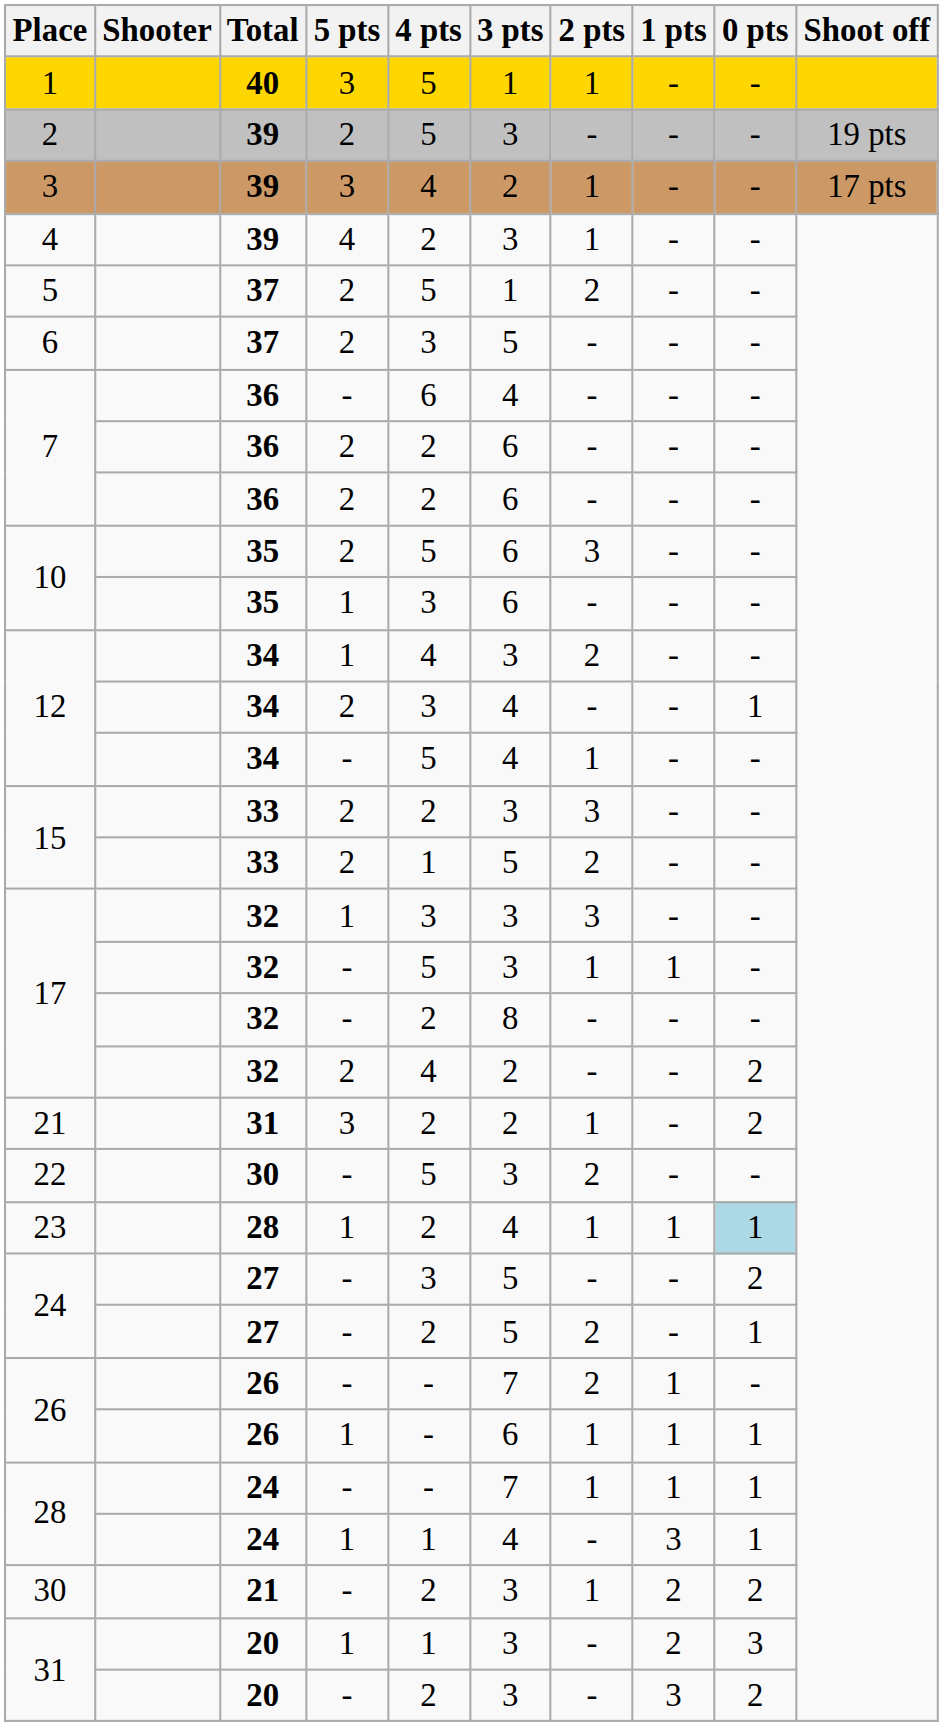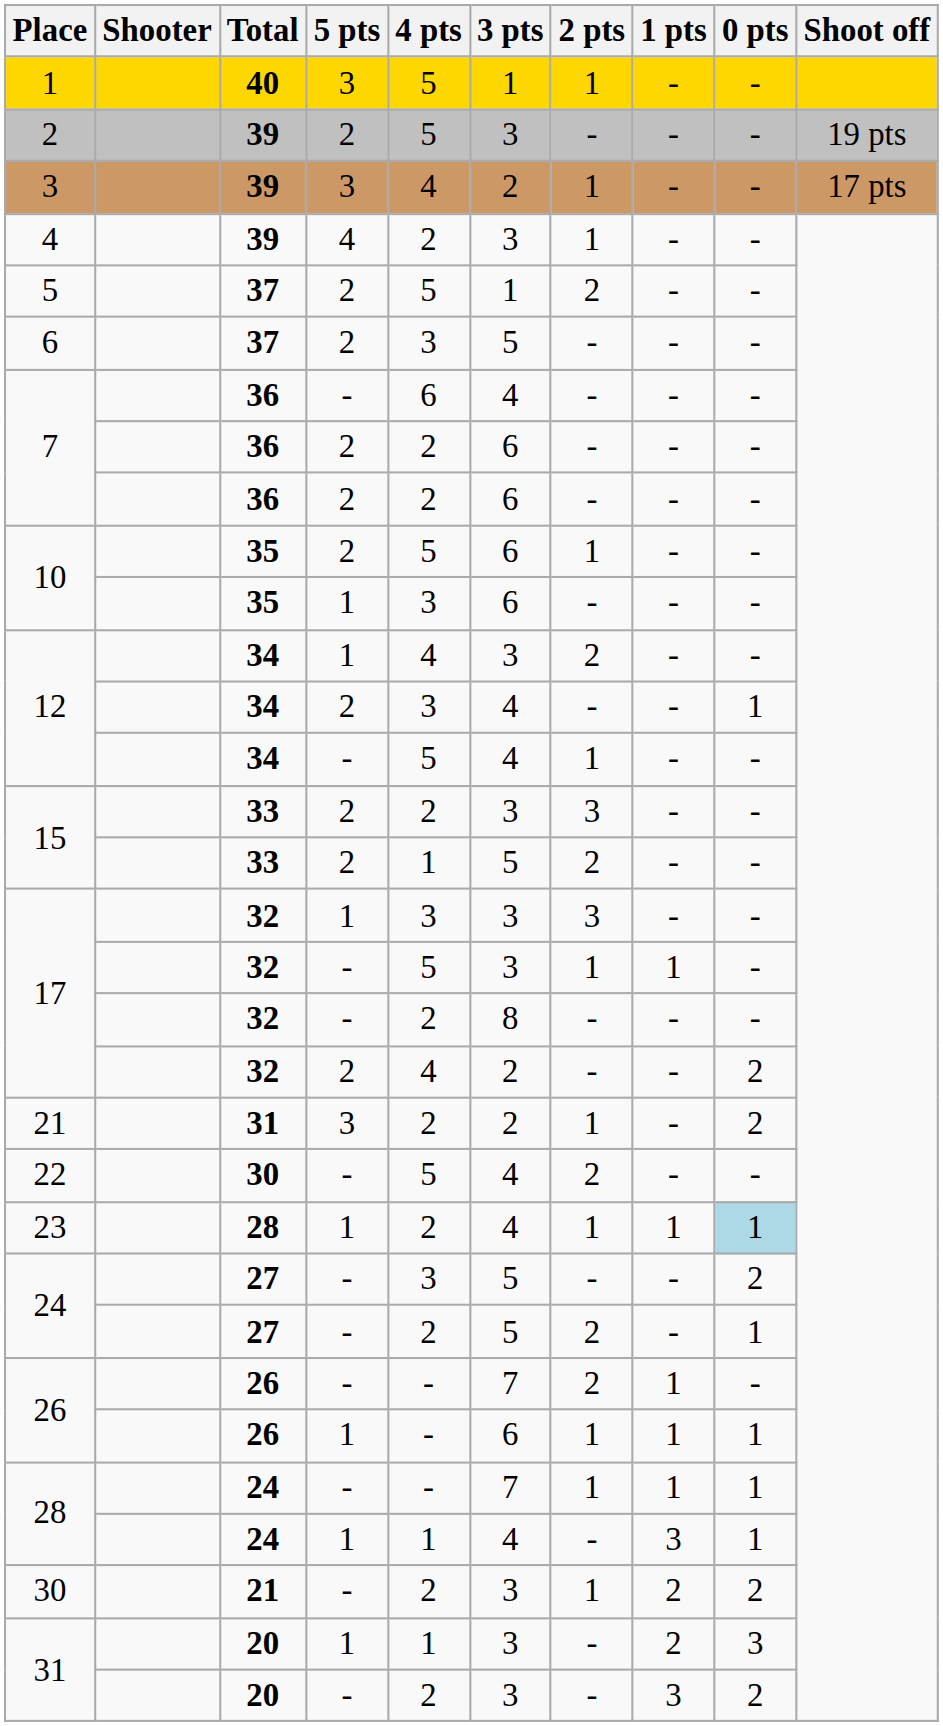(592, 550) 3 -> (592, 550) 1
(510, 1174) 3 -> (510, 1174) 4
